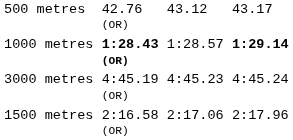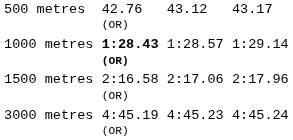(260, 44) bold -> (260, 44) normal
rows swapped: (49, 115) <-> (49, 80)
